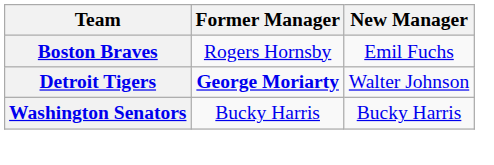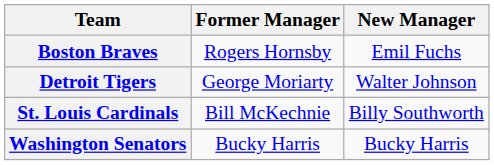(268, 81) bold -> (268, 81) normal
+ row: (98, 112)
